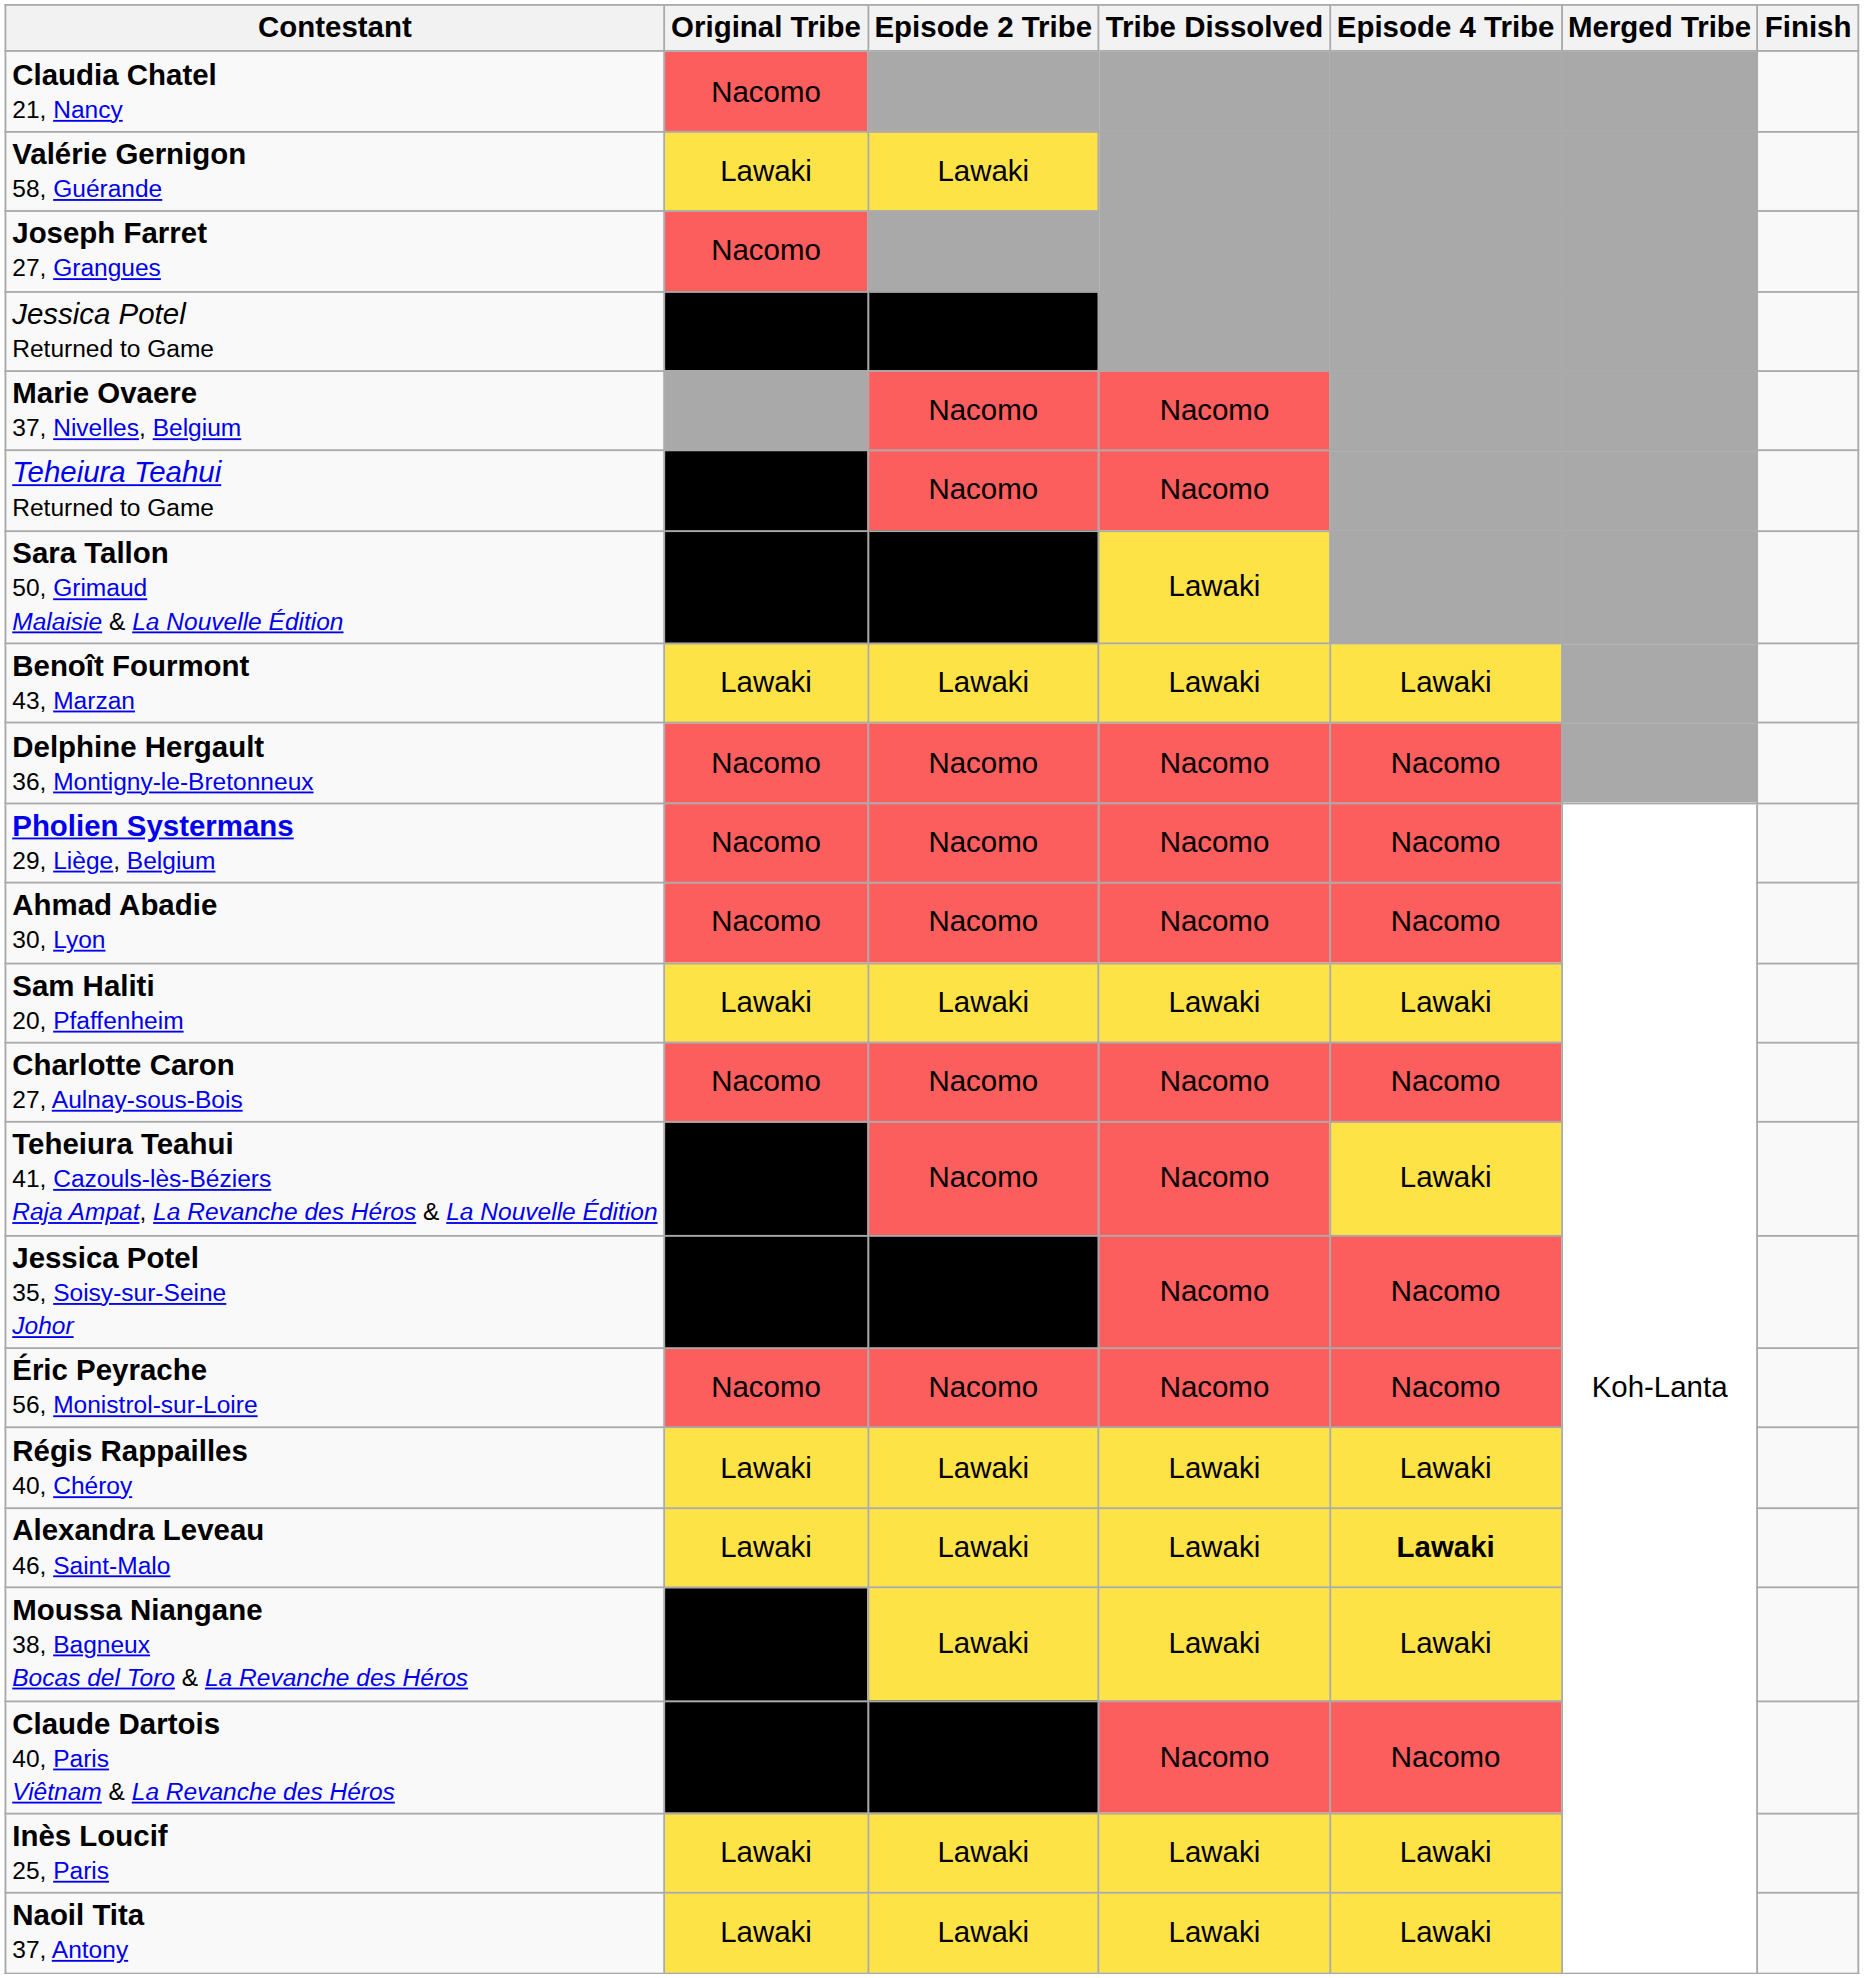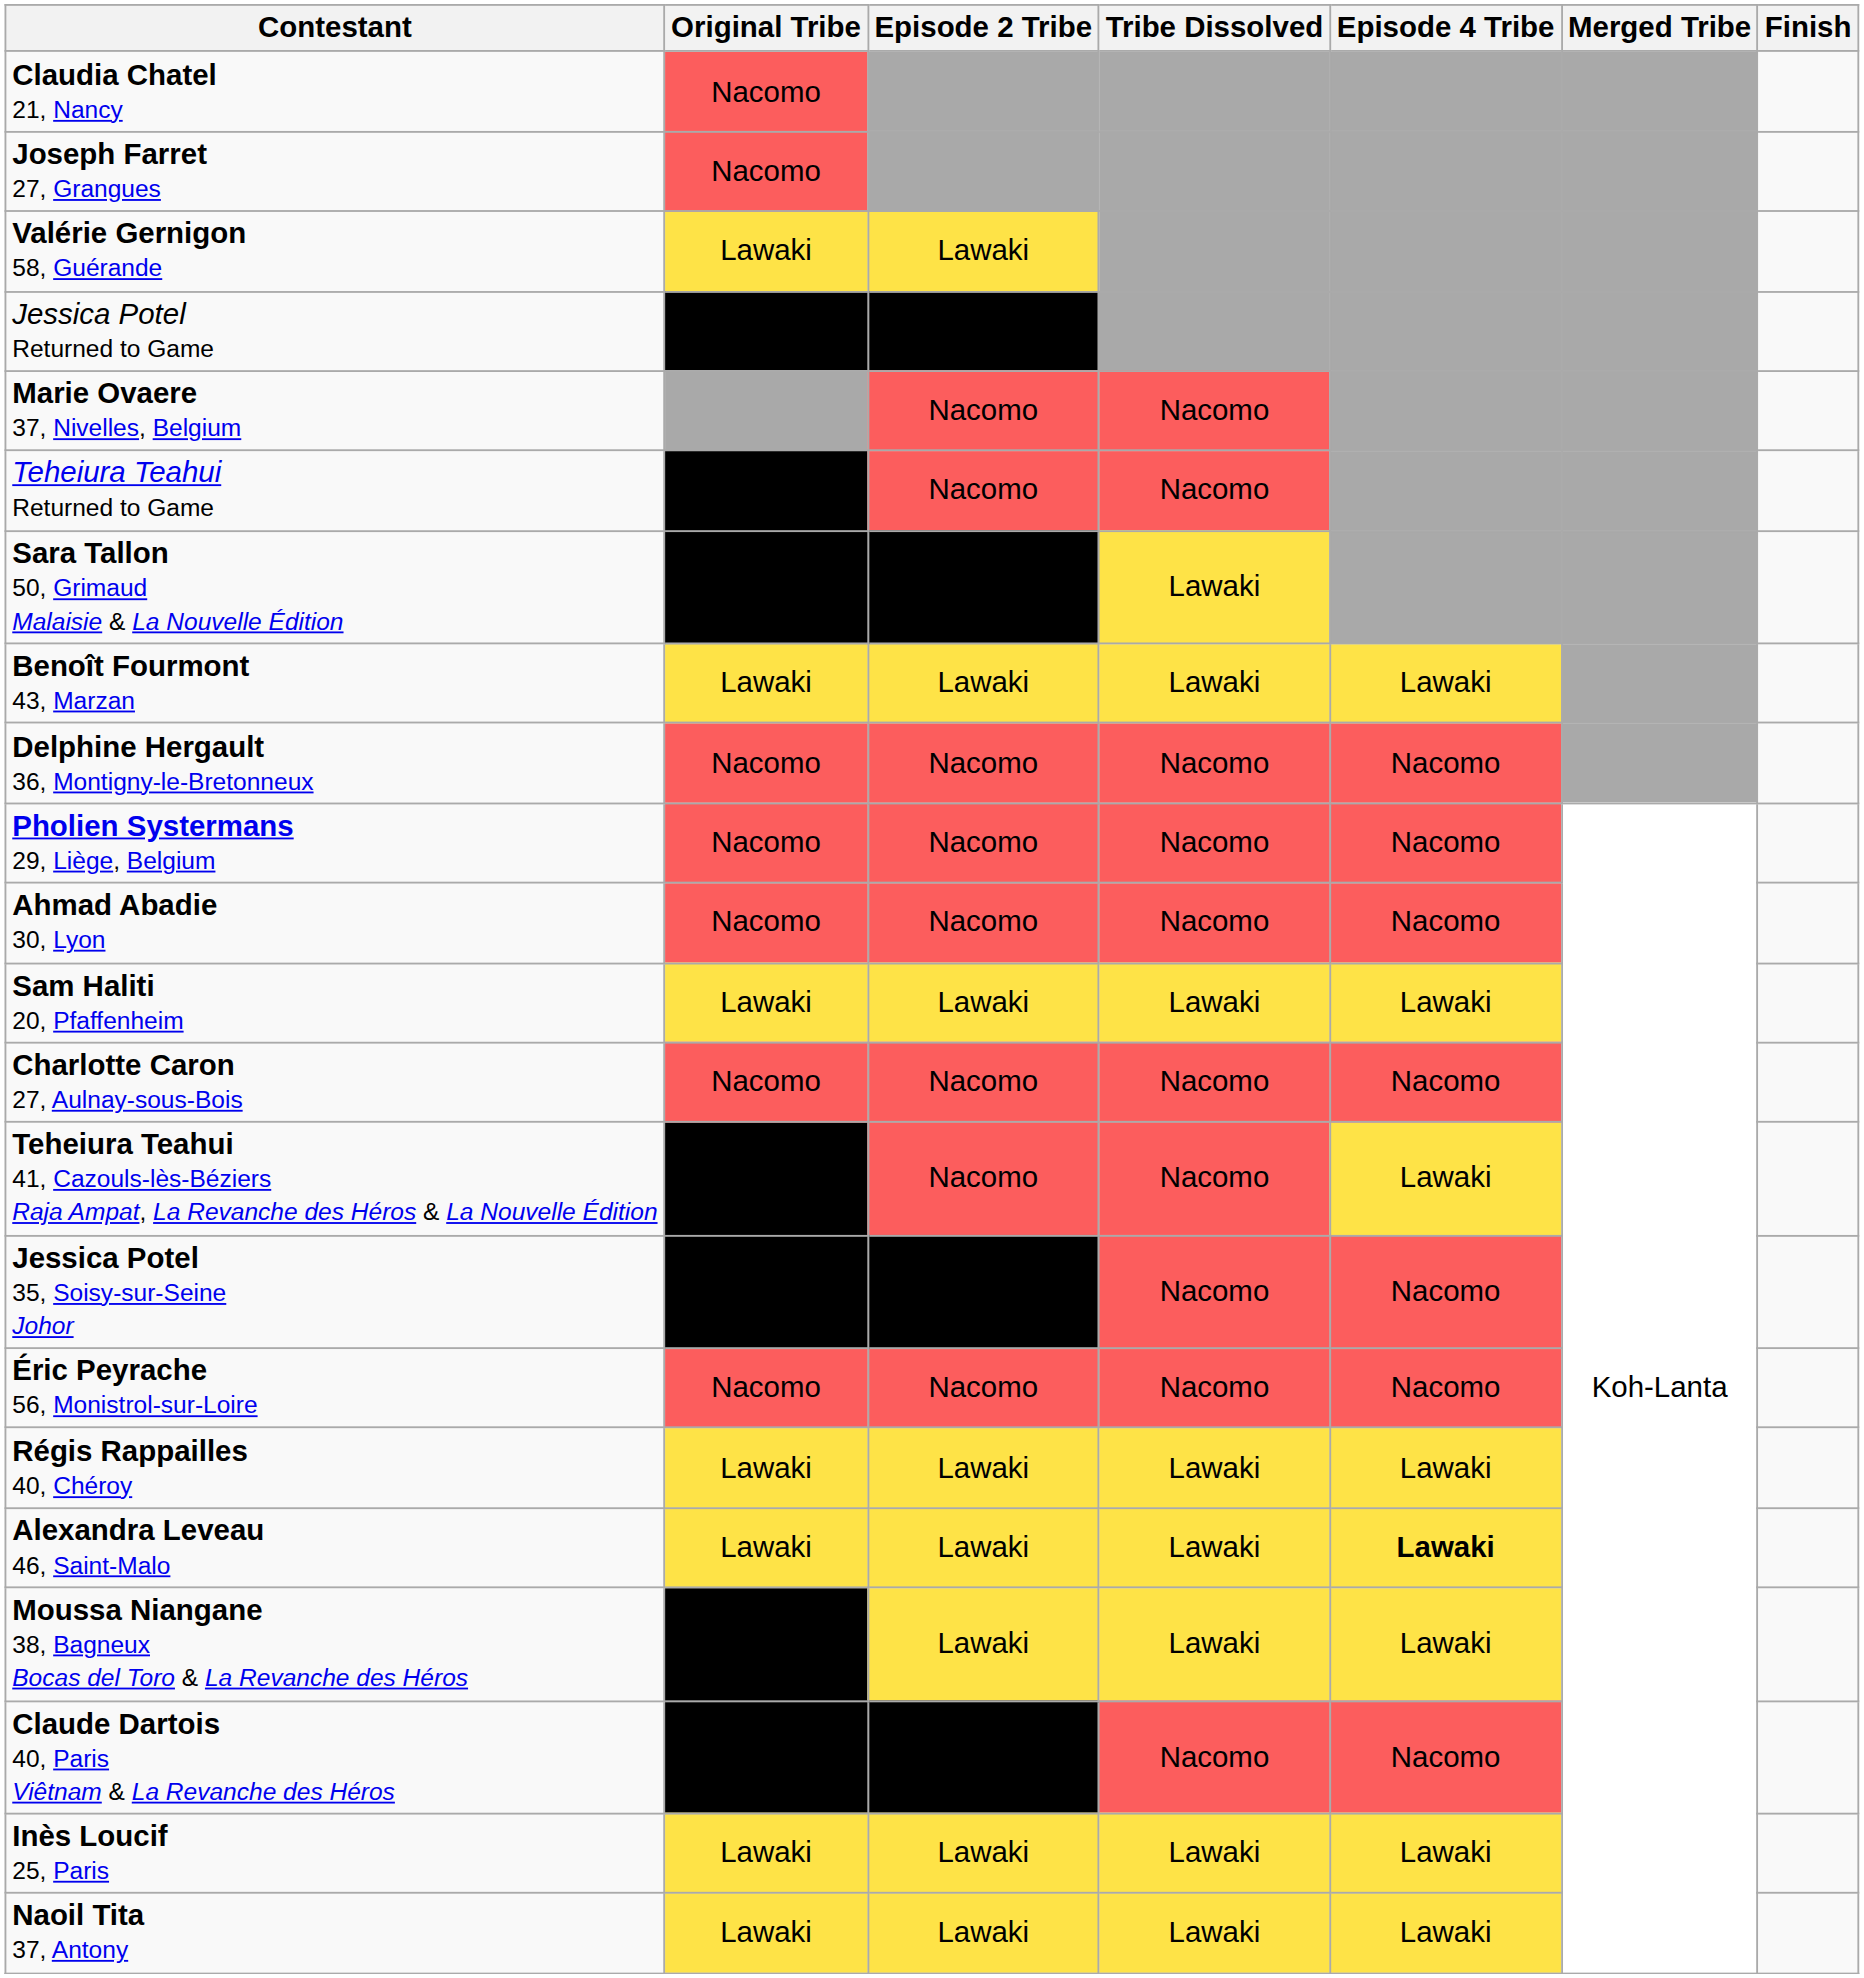rows swapped: (110, 250) <-> (129, 170)
